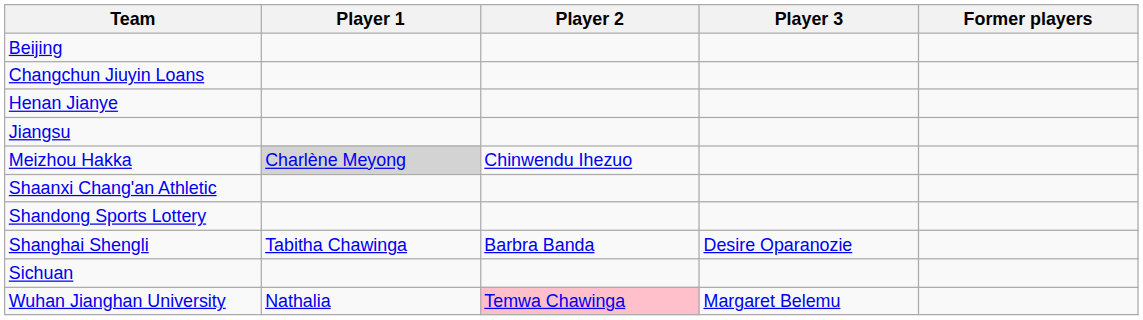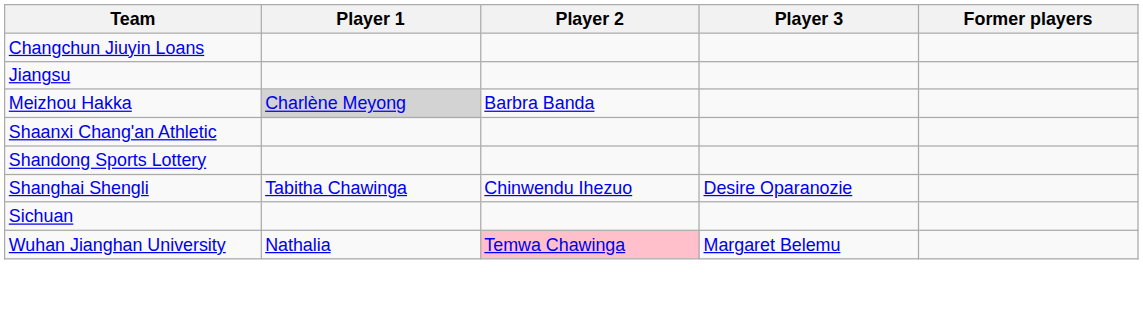- row: (36, 47)
- row: (63, 104)
(558, 160) Chinwendu Ihezuo -> (539, 104) Barbra Banda
(539, 245) Barbra Banda -> (558, 188) Chinwendu Ihezuo
